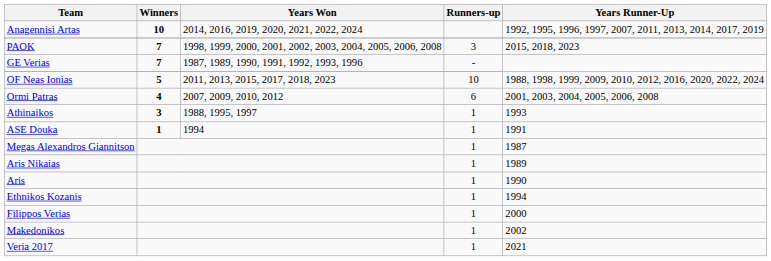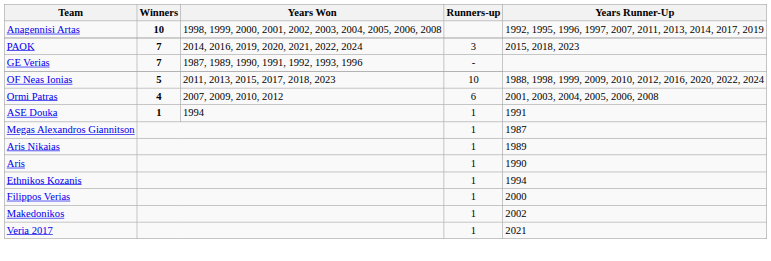(273, 29) 2014, 2016, 2019, 2020, 2021, 2022, 2024 -> (312, 29) 1998, 1999, 2000, 2001, 2002, 2003, 2004, 2005, 2006, 2008
(312, 46) 1998, 1999, 2000, 2001, 2002, 2003, 2004, 2005, 2006, 2008 -> (273, 46) 2014, 2016, 2019, 2020, 2021, 2022, 2024
- row: (30, 113)
